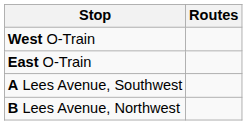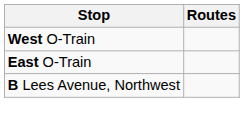- row: (95, 85)
